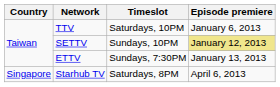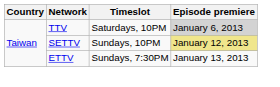(226, 27) no background -> (208, 27) lightgrey background
- row: (80, 74)
